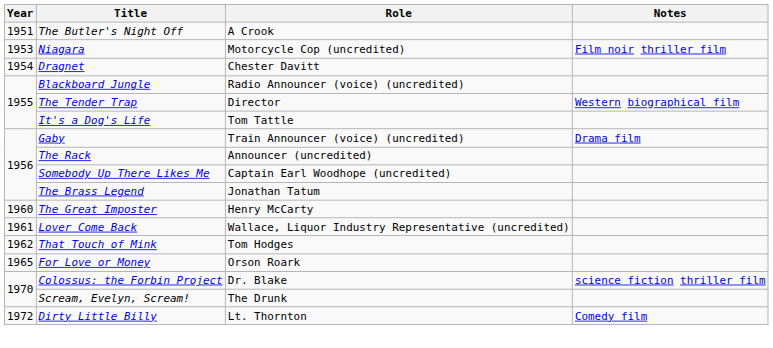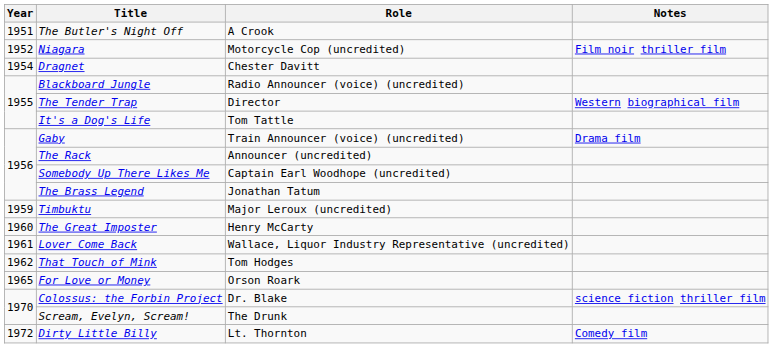(20, 49) 1953 -> (20, 49) 1952
+ row: (65, 209)
